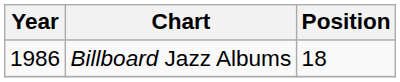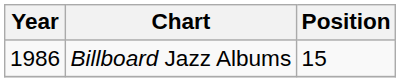(314, 58) 18 -> (314, 58) 15
